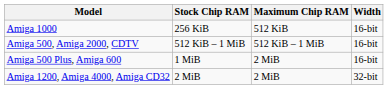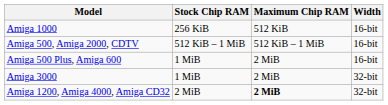+ row: (32, 76)
(267, 76) normal -> (267, 92) bold
